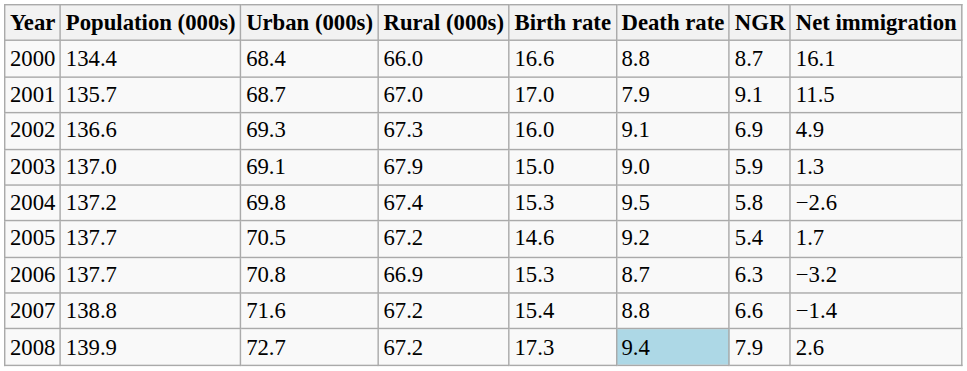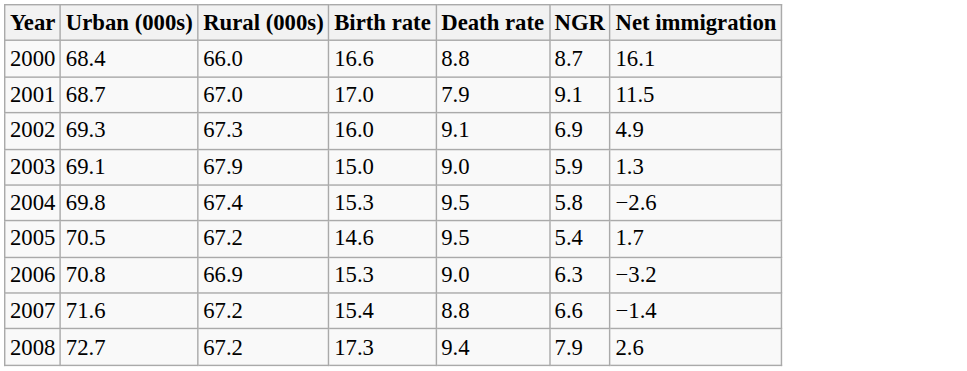- column: (151, 22)
(636, 238) 9.2 -> (455, 238) 9.5
(636, 274) 8.7 -> (455, 274) 9.0
(636, 346) lightblue background -> (455, 346) no background
